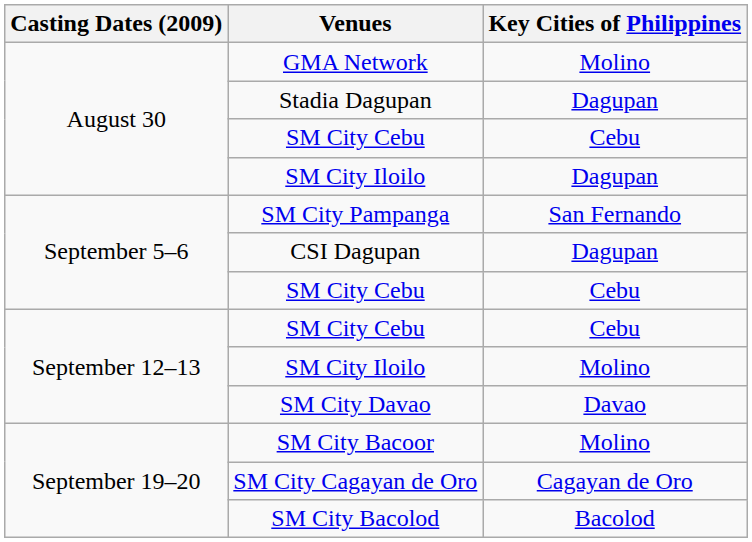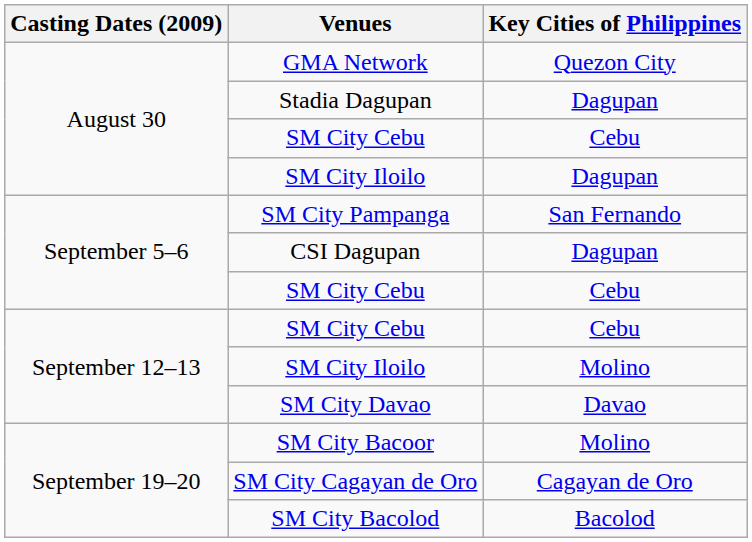(615, 61) Molino -> (615, 61) Quezon City
